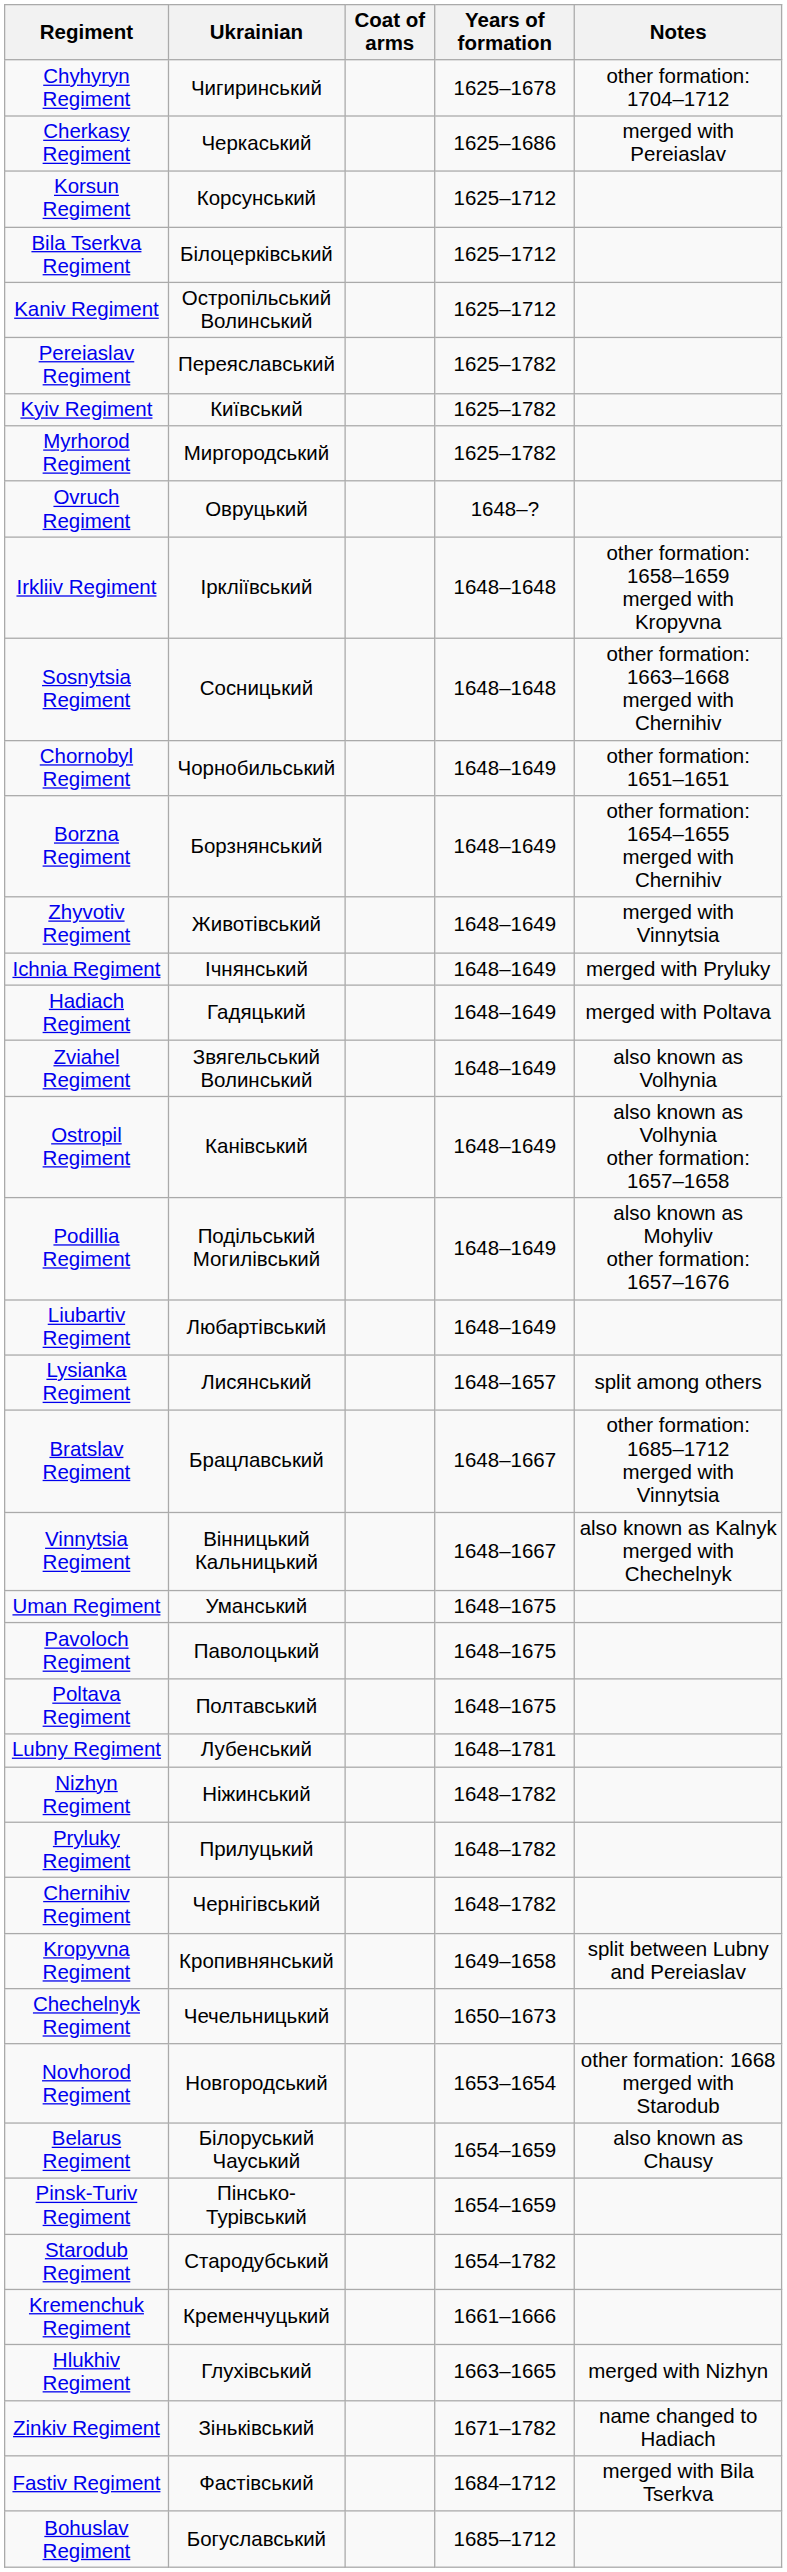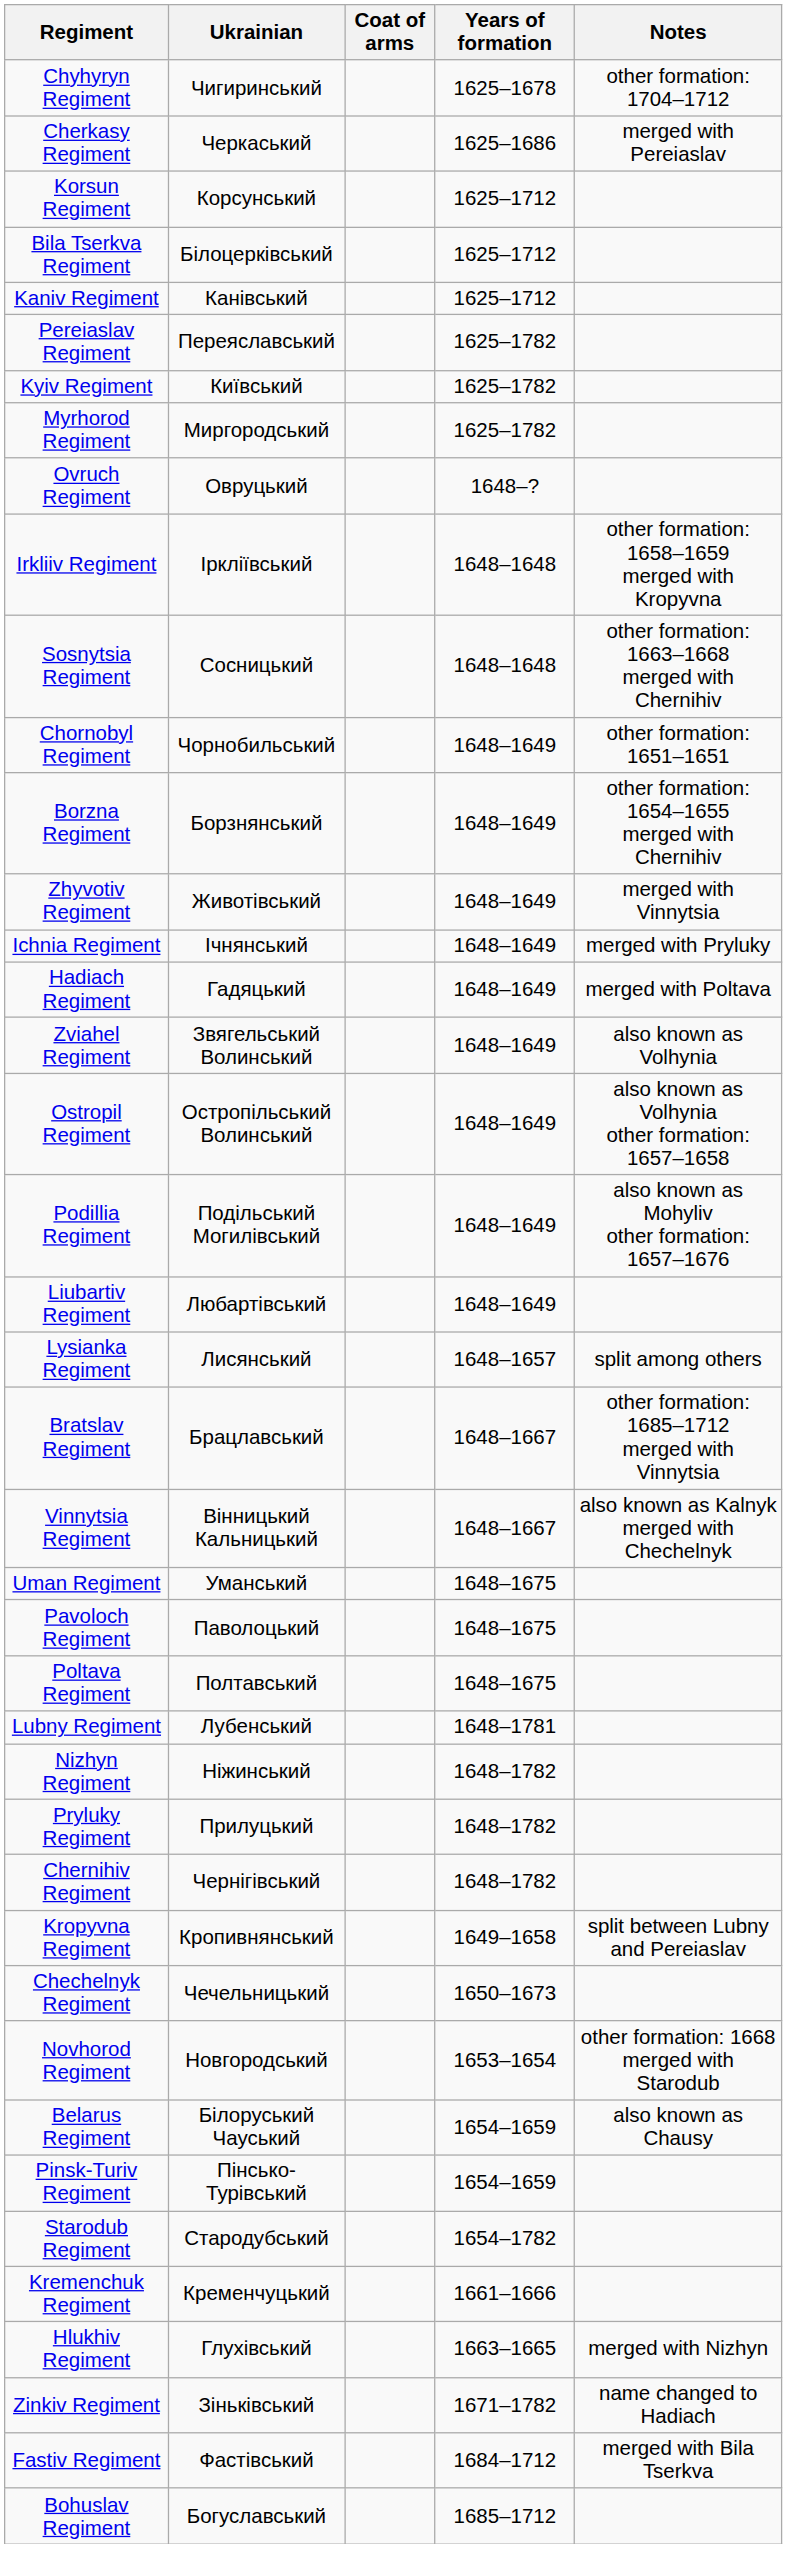(256, 309) Остропільський Волинський -> (256, 298) Канівський
(256, 1146) Канівський -> (256, 1123) Остропільський Волинський
